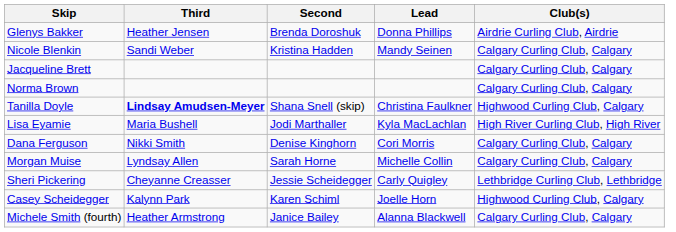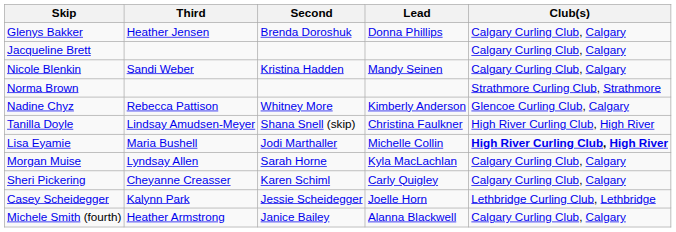(548, 32) Airdrie Curling Club, Airdrie -> (549, 32) Calgary Curling Club, Calgary
rows swapped: (44, 50) <-> (49, 69)
(555, 87) Calgary Curling Club, Calgary -> (566, 87) Strathmore Curling Club, Strathmore
+ row: (40, 106)
(196, 106) bold -> (191, 124) normal
(560, 106) Highwood Curling Club, Calgary -> (563, 124) High River Curling Club, High River
(422, 124) Kyla MacLachlan -> (406, 143) Michelle Collin
(569, 124) normal -> (570, 143) bold
- row: (47, 143)
(415, 161) Michelle Collin -> (412, 161) Kyla MacLachlan
(321, 180) Jessie Scheidegger -> (295, 180) Karen Schiml
(570, 180) Lethbridge Curling Club, Lethbridge -> (549, 180) Calgary Curling Club, Calgary
(305, 198) Karen Schiml -> (312, 198) Jessie Scheidegger
(560, 198) Highwood Curling Club, Calgary -> (564, 198) Lethbridge Curling Club, Lethbridge
